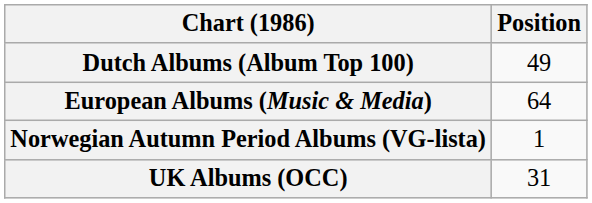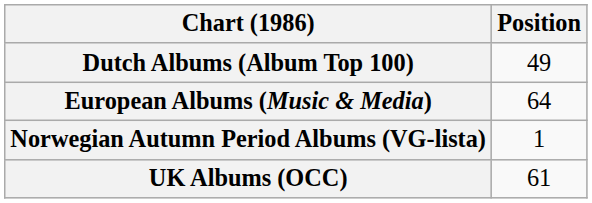(539, 178) 31 -> (539, 178) 61
